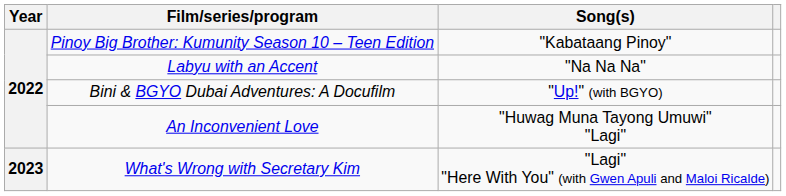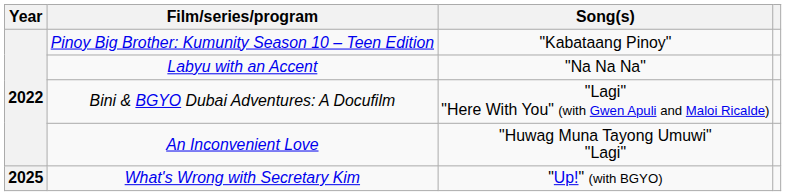(605, 92) "Up!" (with BGYO) -> (605, 101) "Lagi" "Here With You" (with Gwen Apuli and Maloi Ricalde)
(26, 169) 2023 -> (26, 178) 2025
(605, 169) "Lagi" "Here With You" (with Gwen Apuli and Maloi Ricalde) -> (605, 178) "Up!" (with BGYO)
